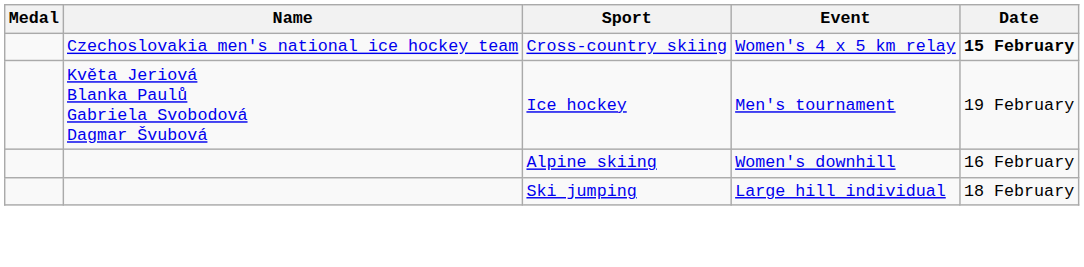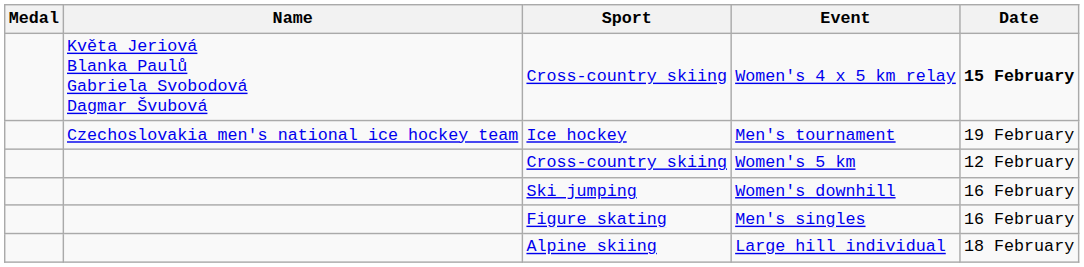(293, 47) Czechoslovakia men's national ice hockey team -> (157, 77) Květa Jeriová Blanka Paulů Gabriela Svobodová Dagmar Švubová
(157, 105) Květa Jeriová Blanka Paulů Gabriela Svobodová Dagmar Švubová -> (293, 135) Czechoslovakia men's national ice hockey team
+ row: (795, 163)
(592, 163) Alpine skiing -> (582, 191) Ski jumping
+ row: (800, 219)
(582, 191) Ski jumping -> (592, 247) Alpine skiing
